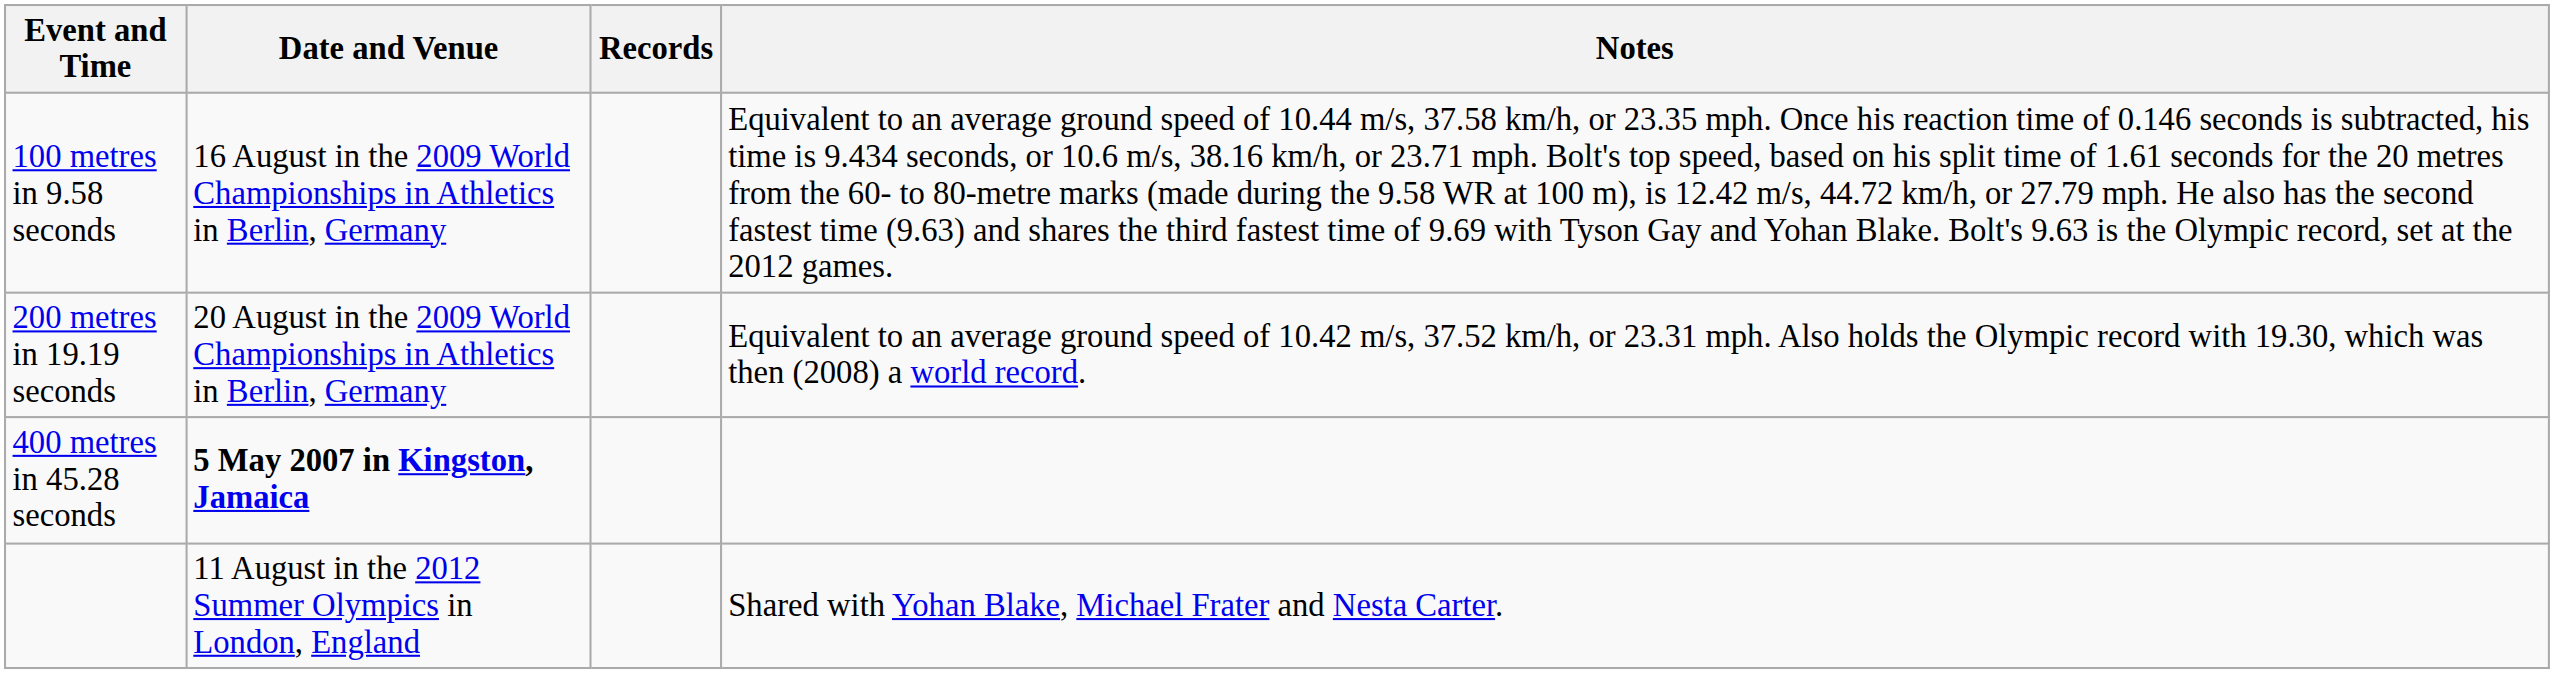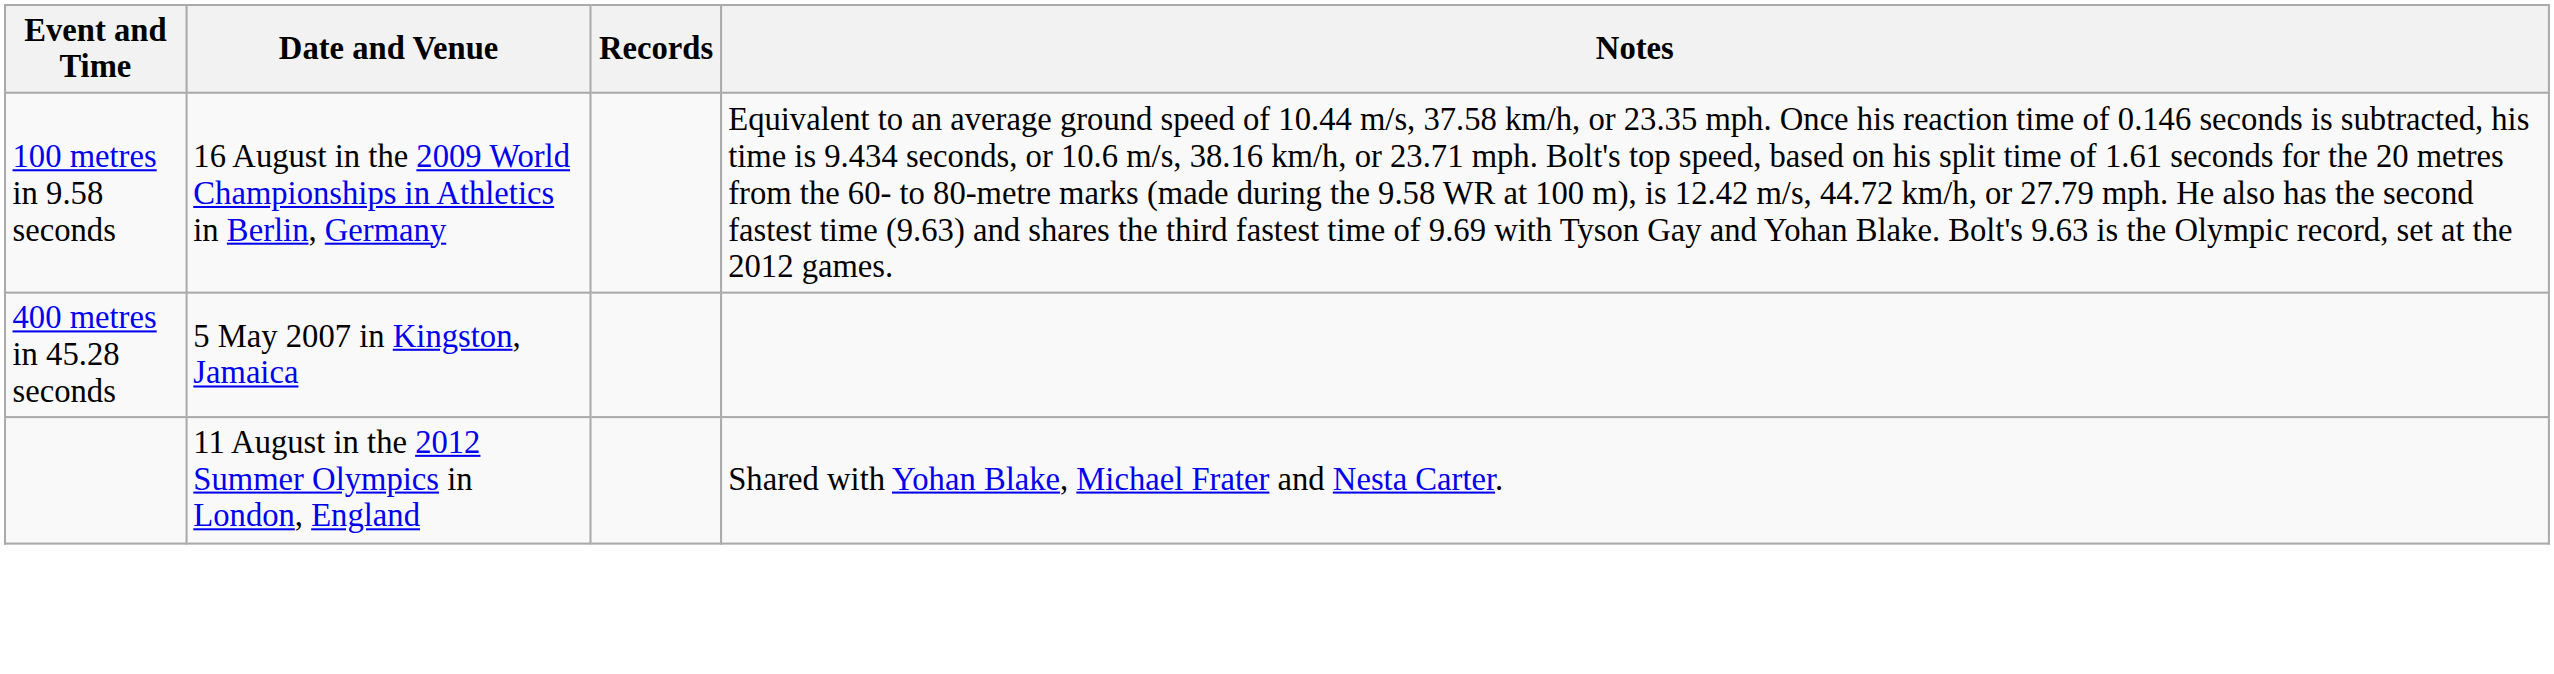- row: (85, 354)
(363, 479) bold -> (357, 354) normal
